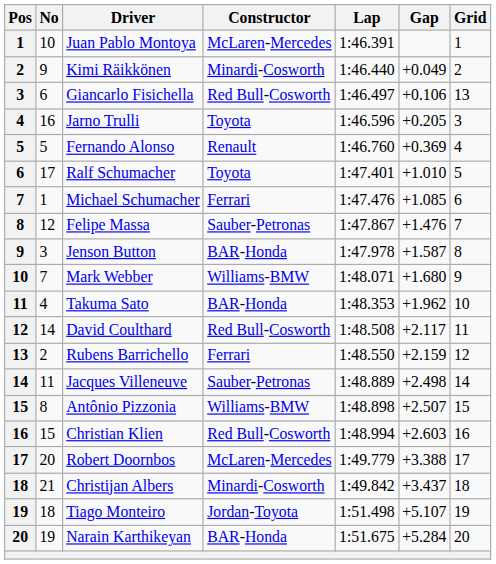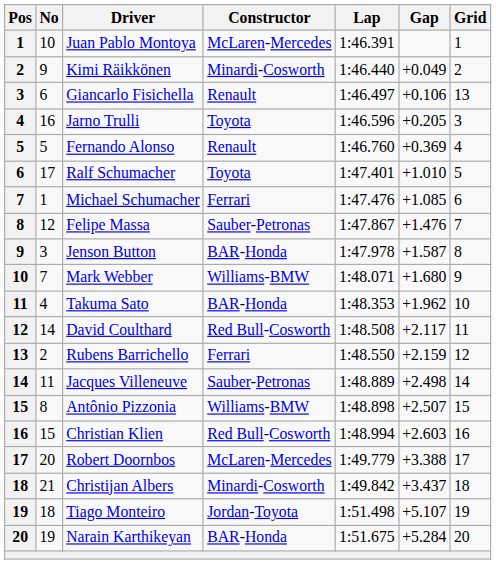(269, 95) Red Bull-Cosworth -> (232, 95) Renault
